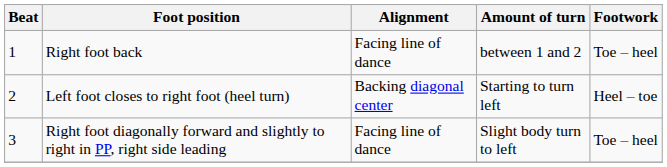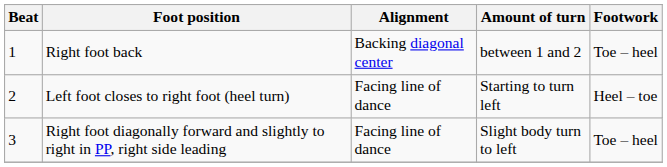(398, 52) Facing line of dance -> (409, 52) Backing diagonal center
(409, 96) Backing diagonal center -> (398, 96) Facing line of dance
